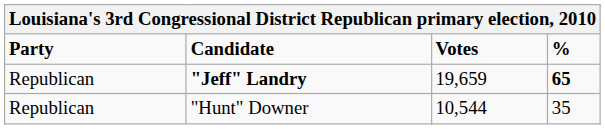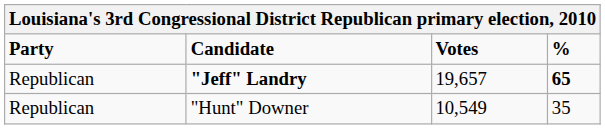(461, 78) 19,659 -> (461, 78) 19,657
(461, 108) 10,544 -> (461, 108) 10,549
